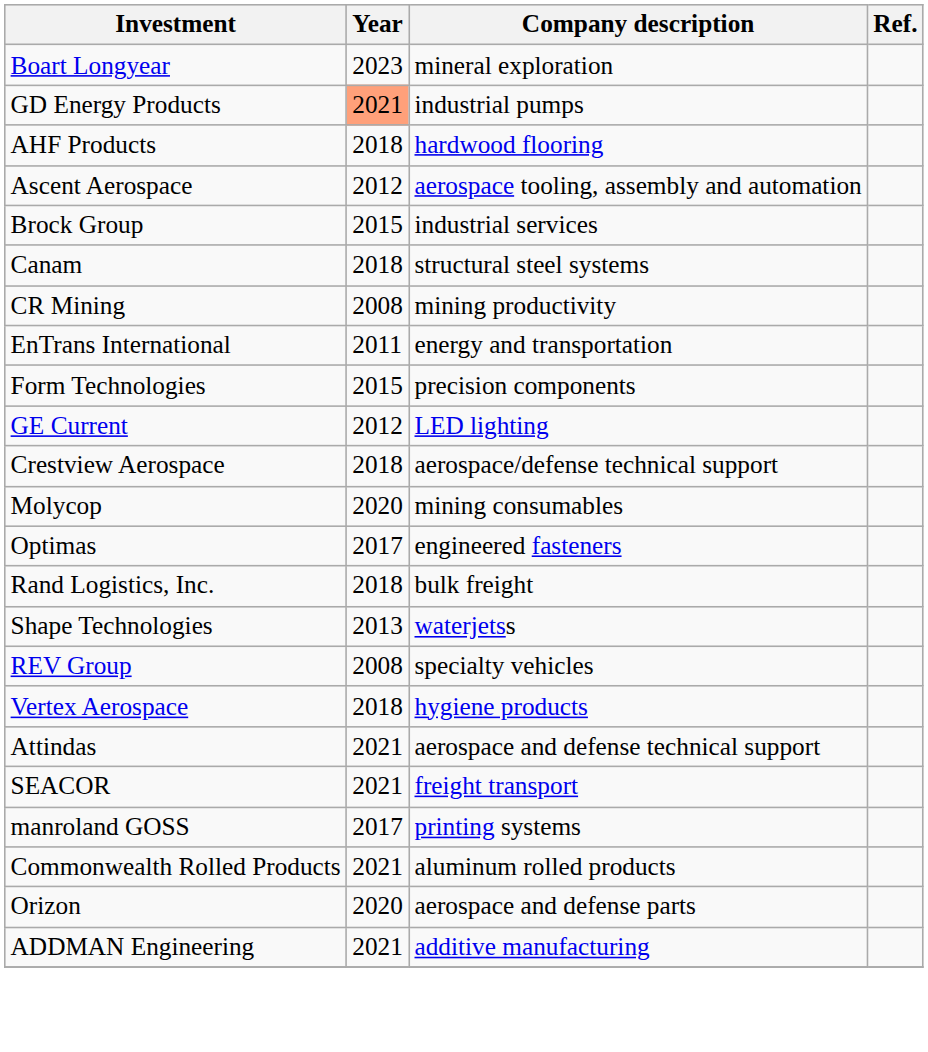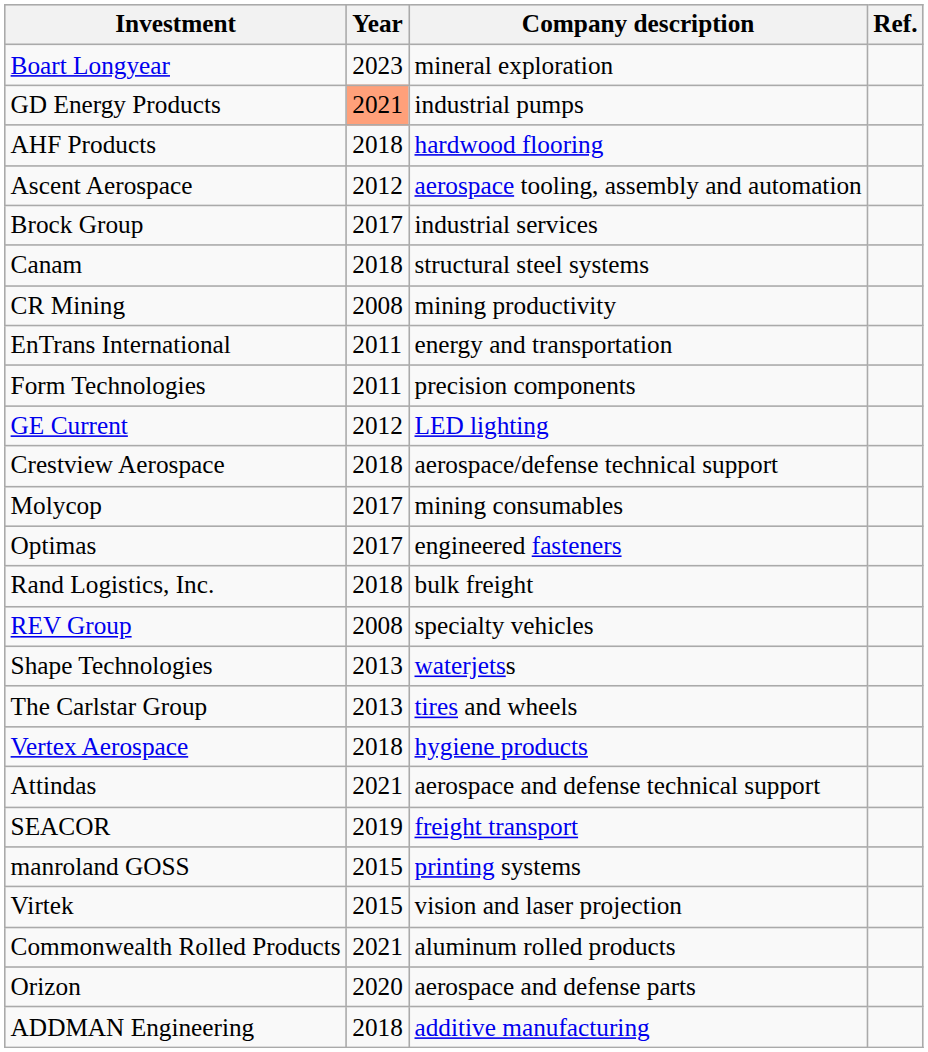(378, 225) 2015 -> (378, 225) 2017
(378, 385) 2015 -> (377, 385) 2011
(378, 505) 2020 -> (378, 505) 2017
rows swapped: (71, 666) <-> (112, 625)
+ row: (109, 706)
(378, 786) 2021 -> (378, 826) 2019
(378, 826) 2017 -> (378, 866) 2015
+ row: (42, 906)
(378, 946) 2021 -> (378, 1026) 2018
